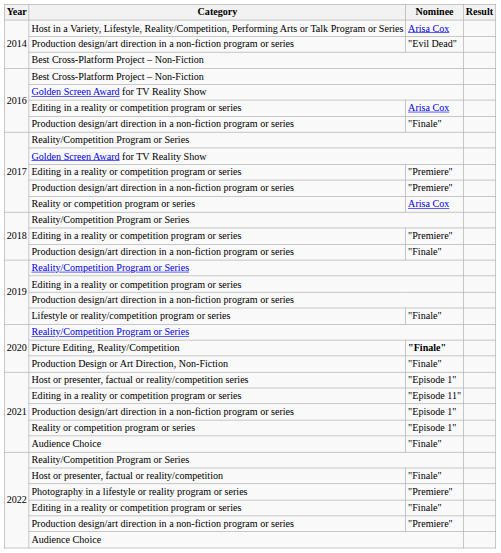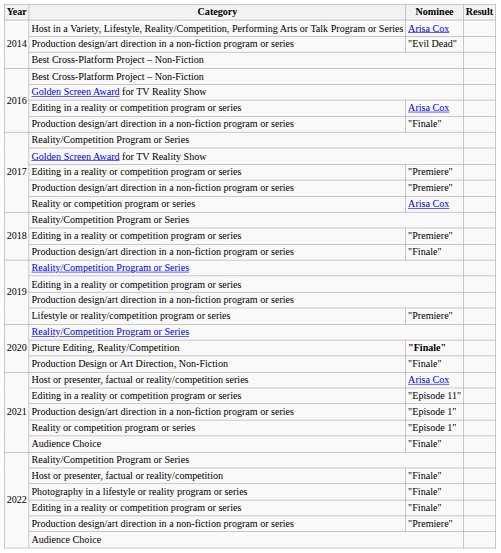(425, 316) "Finale" -> (430, 316) "Premiere"
(432, 380) "Episode 1" -> (429, 380) Arisa Cox
(430, 492) "Premiere" -> (425, 492) "Finale"
